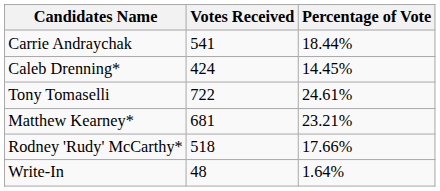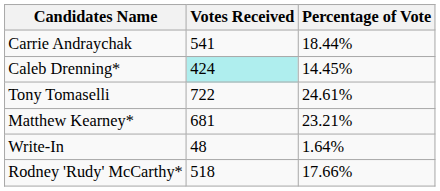(203, 69) no background -> (203, 69) paleturquoise background
rows swapped: (96, 146) <-> (36, 172)
